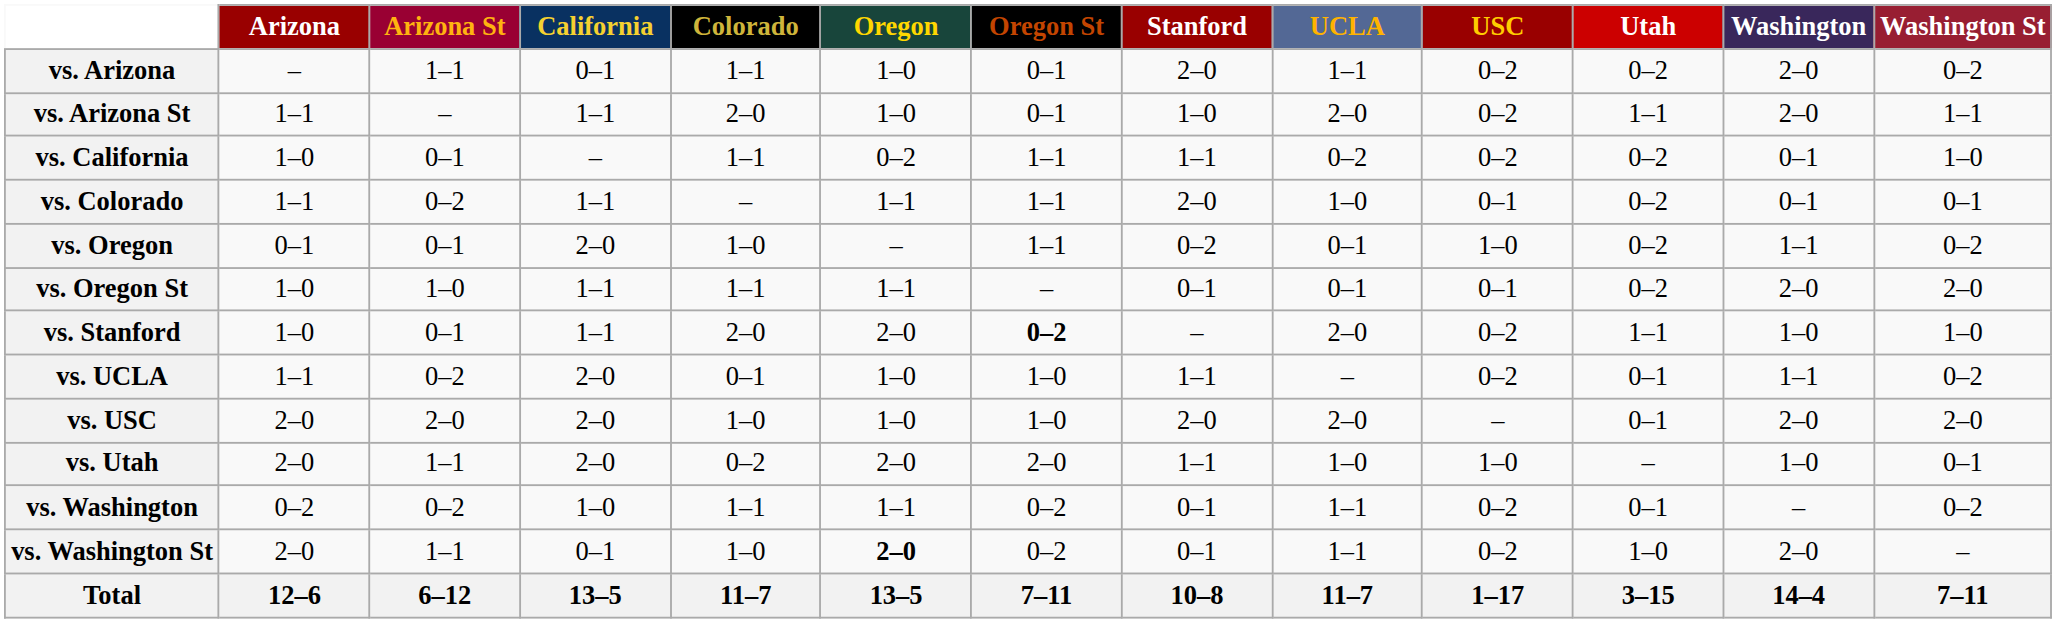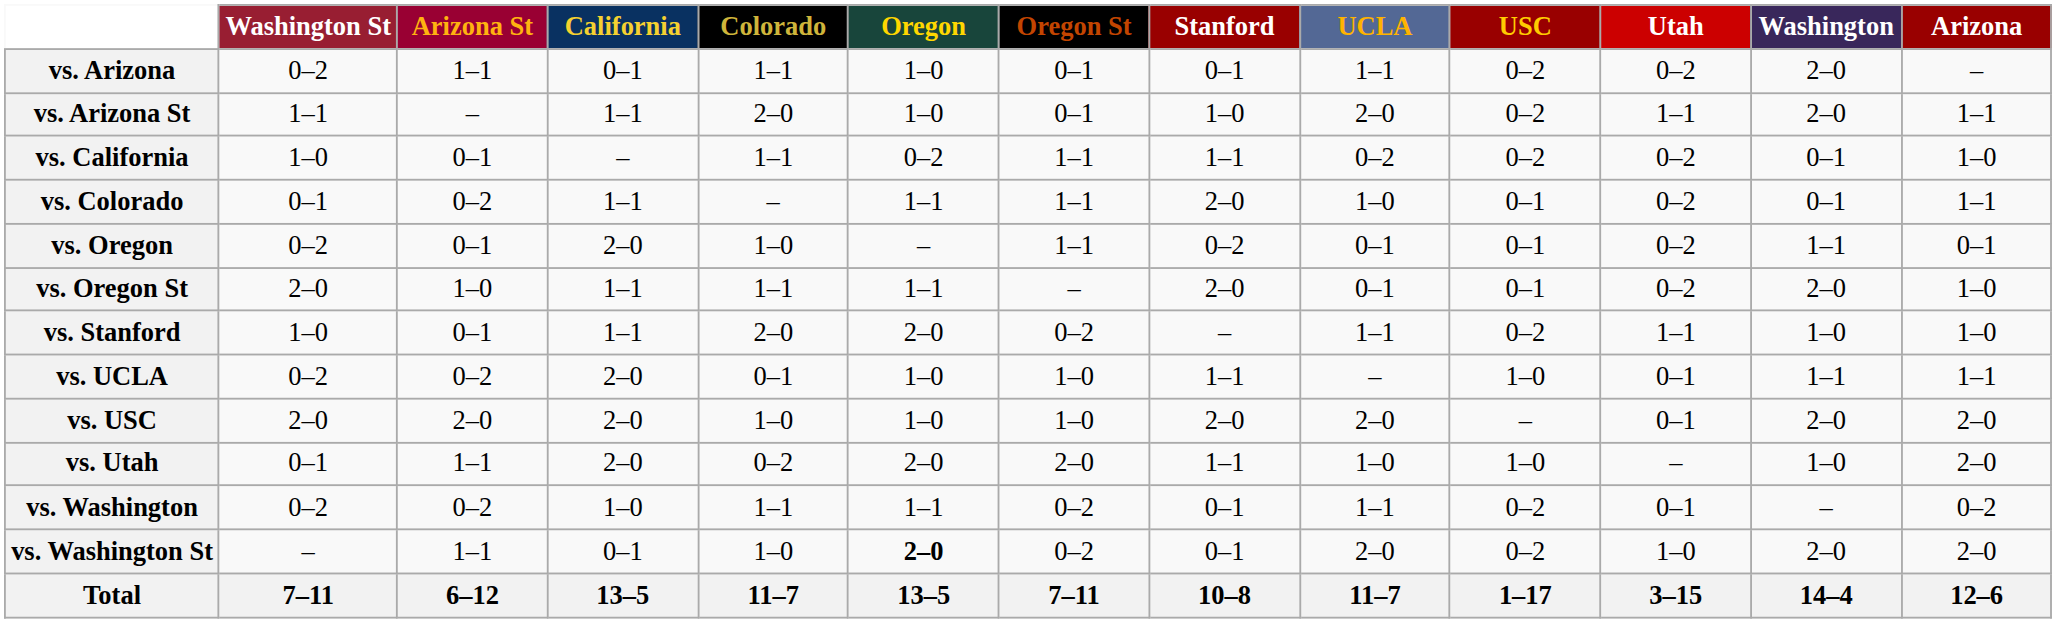columns swapped: (294, 26) <-> (1963, 26)
(1197, 70) 2–0 -> (1225, 70) 0–1
(1498, 245) 1–0 -> (1525, 245) 0–1
(1197, 288) 0–1 -> (1225, 288) 2–0
(1047, 332) bold -> (1074, 332) normal
(1347, 332) 2–0 -> (1375, 332) 1–1
(1498, 376) 0–2 -> (1525, 376) 1–0
(1347, 551) 1–1 -> (1375, 551) 2–0
